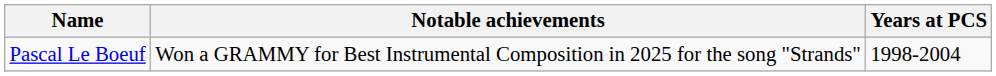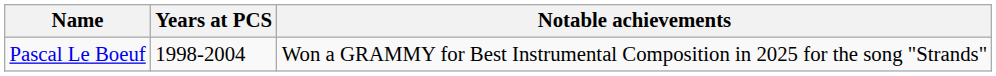columns swapped: (929, 20) <-> (508, 20)
